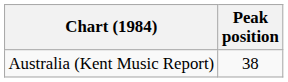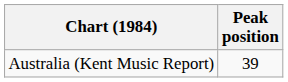(250, 63) 38 -> (250, 63) 39
